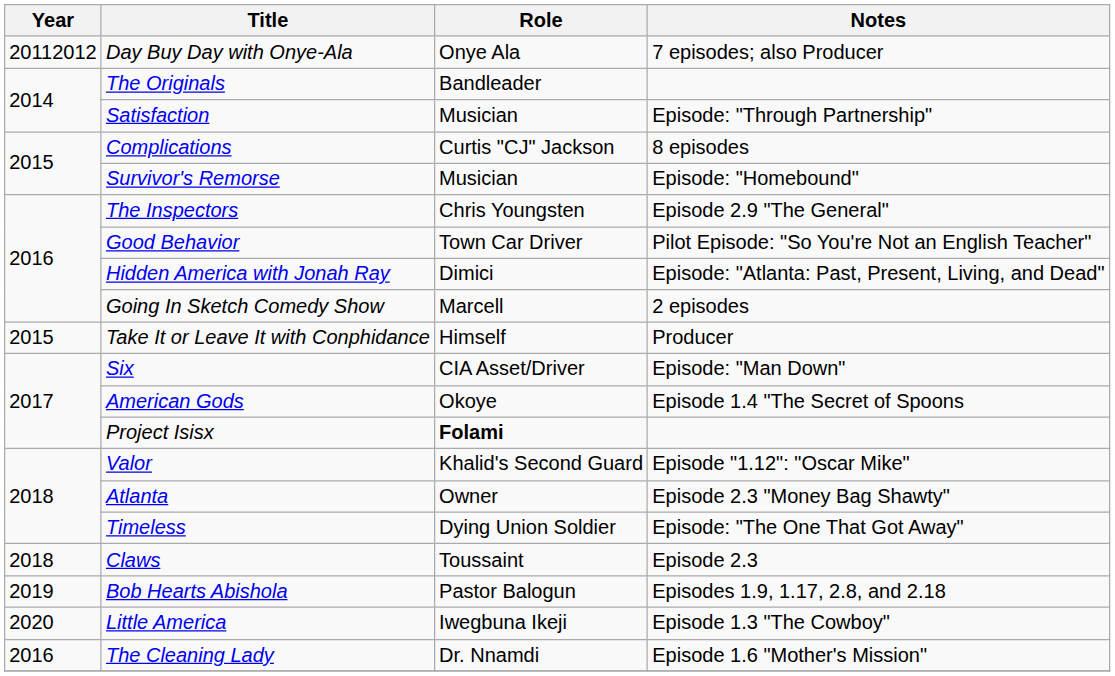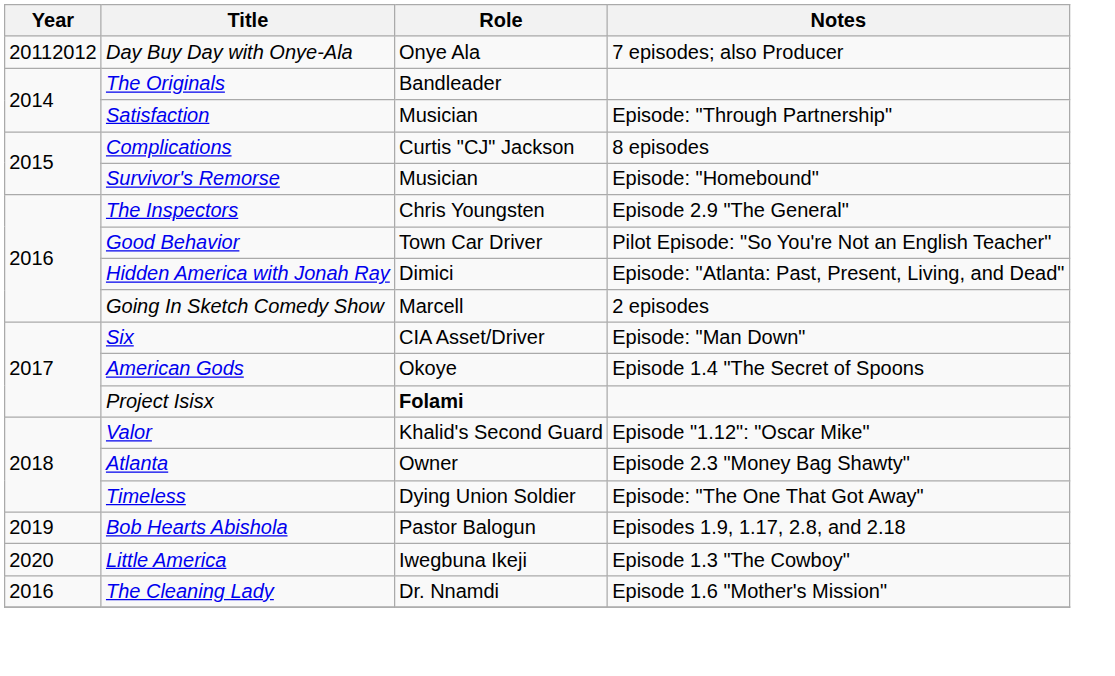- row: (268, 337)
- row: (133, 559)
